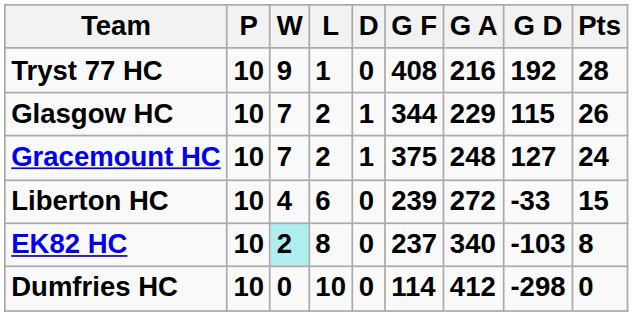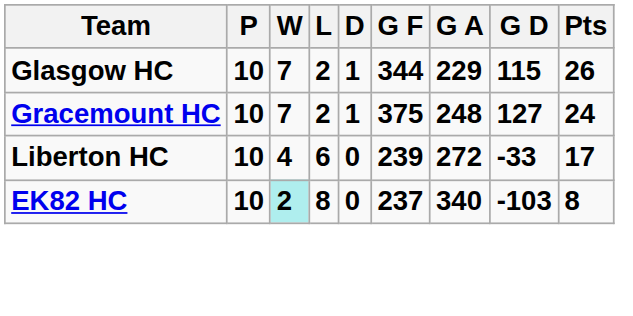- row: (87, 69)
(594, 200) 15 -> (580, 157) 17
- row: (95, 288)
